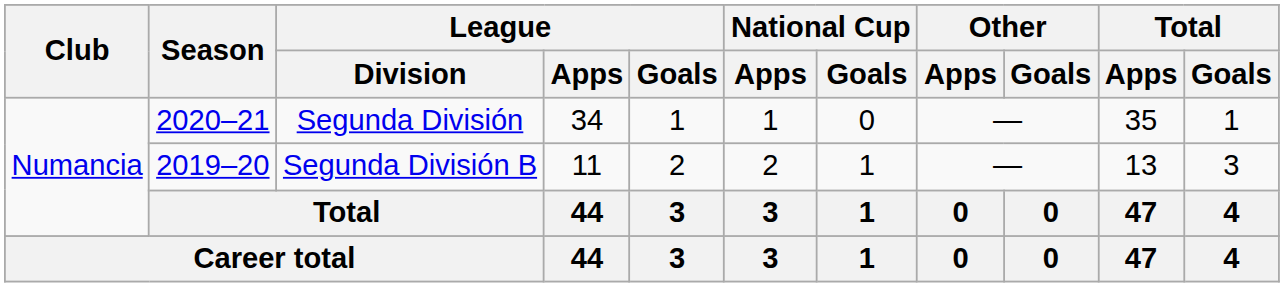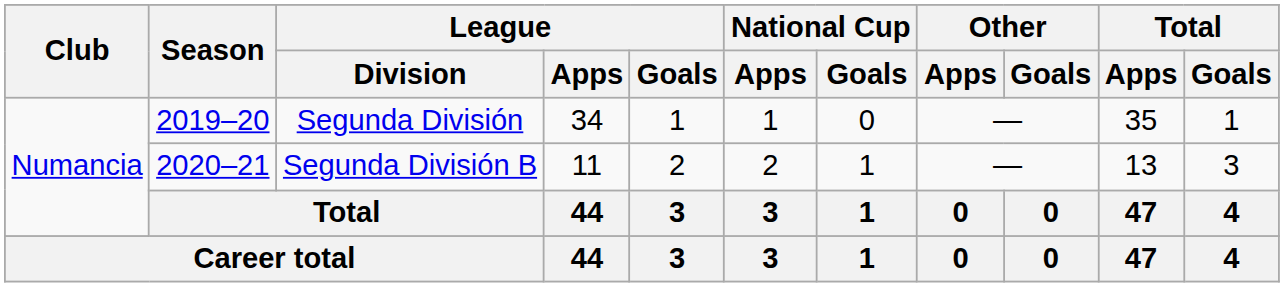(213, 119) 2020–21 -> (213, 119) 2019–20
(213, 166) 2019–20 -> (213, 166) 2020–21
